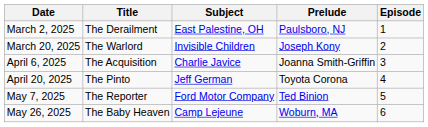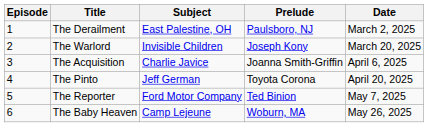columns swapped: (401, 12) <-> (43, 12)
